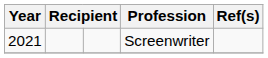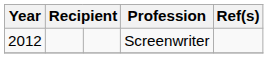(25, 40) 2021 -> (25, 40) 2012
